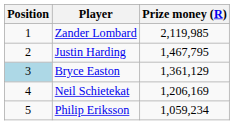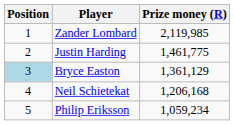(185, 52) 1,467,795 -> (185, 52) 1,461,775
(185, 91) 1,206,169 -> (185, 91) 1,206,168
